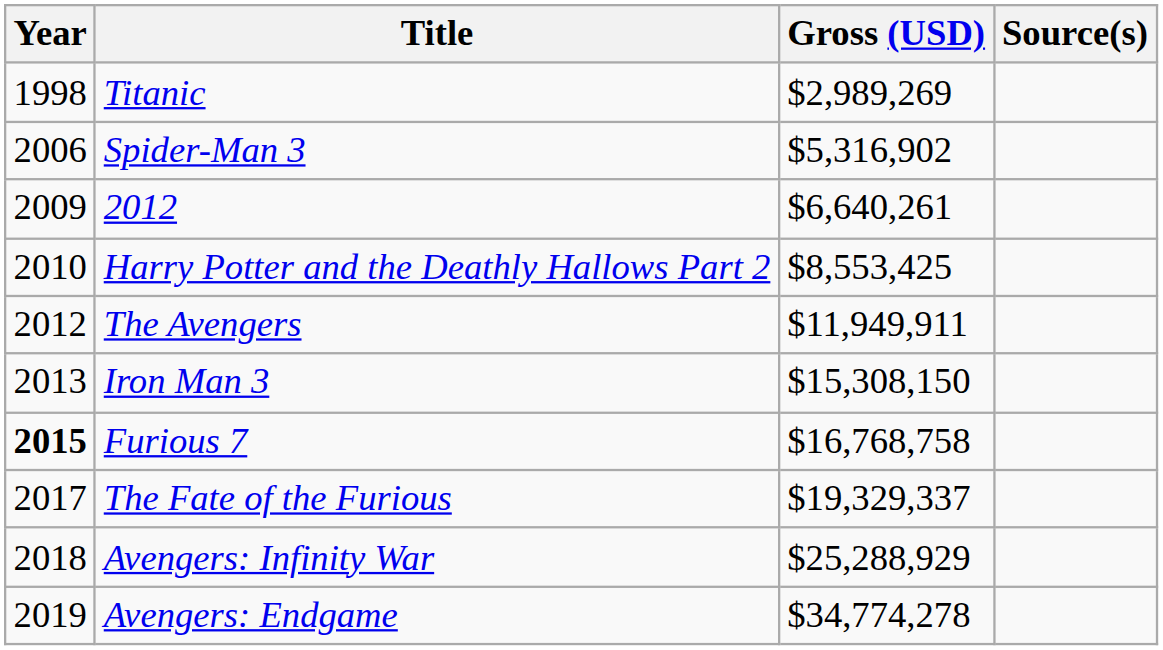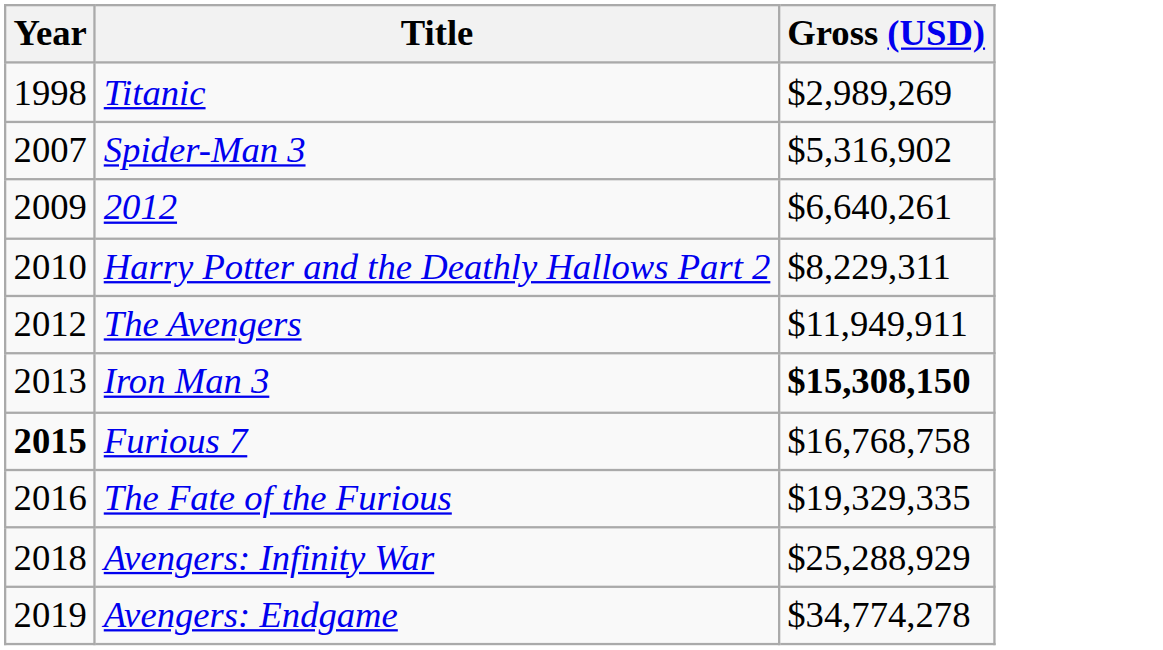- column: (1075, 33)
(50, 149) 2006 -> (50, 149) 2007
(870, 265) $8,553,425 -> (869, 265) $8,229,311
(879, 382) normal -> (879, 382) bold
(50, 498) 2017 -> (50, 498) 2016
(879, 498) $19,329,337 -> (879, 498) $19,329,335
